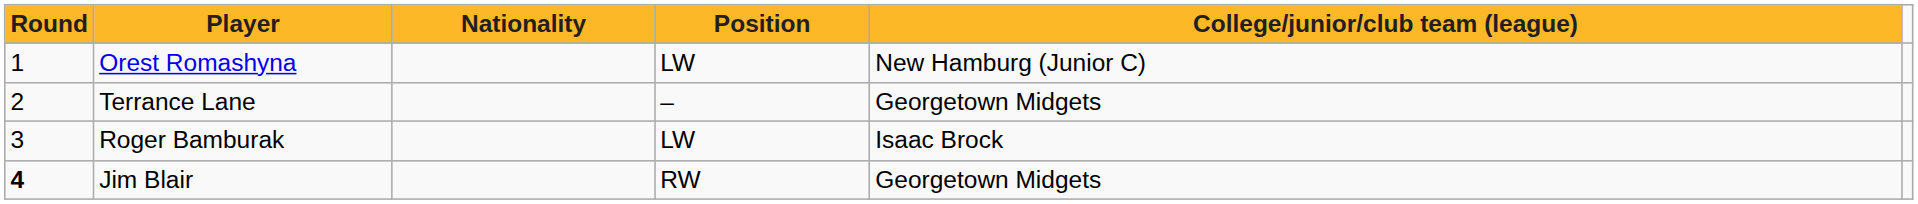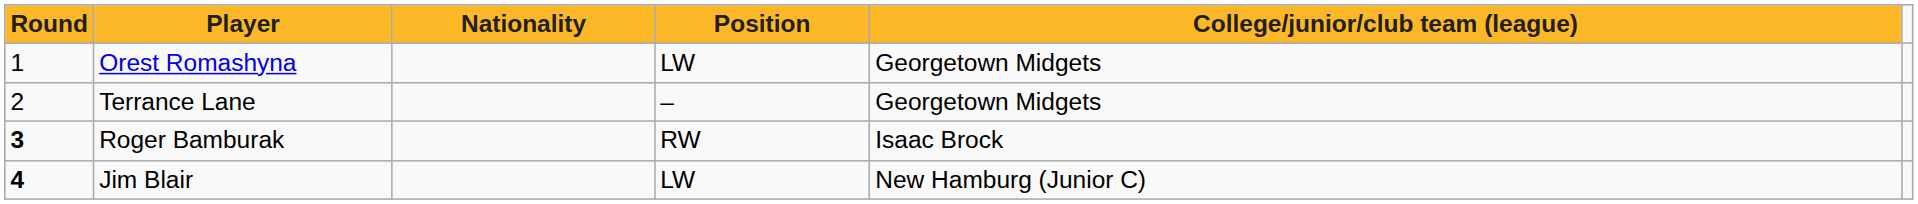(1011, 62) New Hamburg (Junior C) -> (988, 62) Georgetown Midgets
(17, 140) normal -> (17, 140) bold
(678, 140) LW -> (680, 140) RW
(680, 179) RW -> (678, 179) LW
(988, 179) Georgetown Midgets -> (1011, 179) New Hamburg (Junior C)
